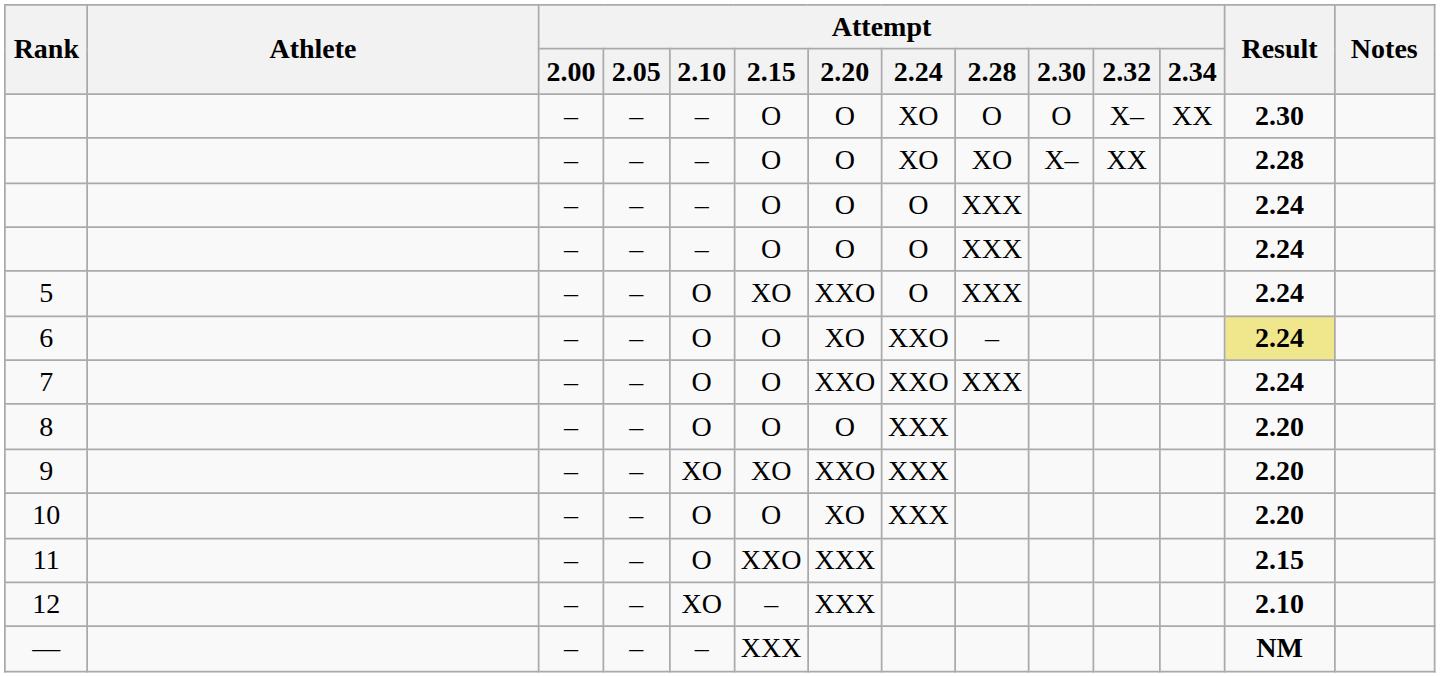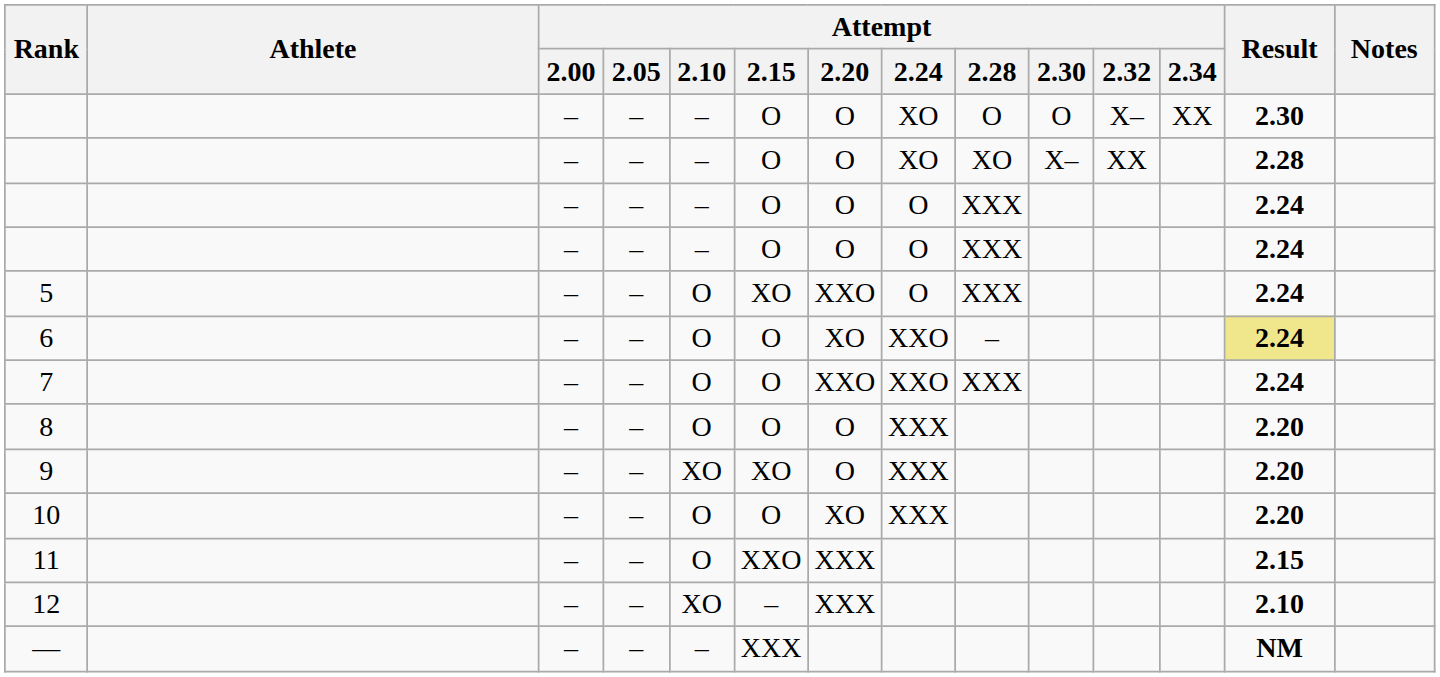(845, 470) XXO -> (845, 470) O
